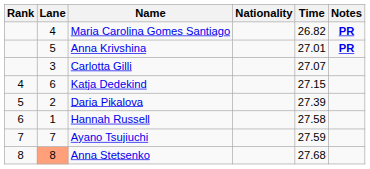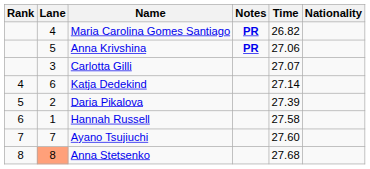columns swapped: (264, 13) <-> (346, 13)
(312, 48) 27.01 -> (286, 48) 27.06
(312, 84) 27.15 -> (286, 84) 27.14
(312, 137) 27.59 -> (286, 137) 27.60
